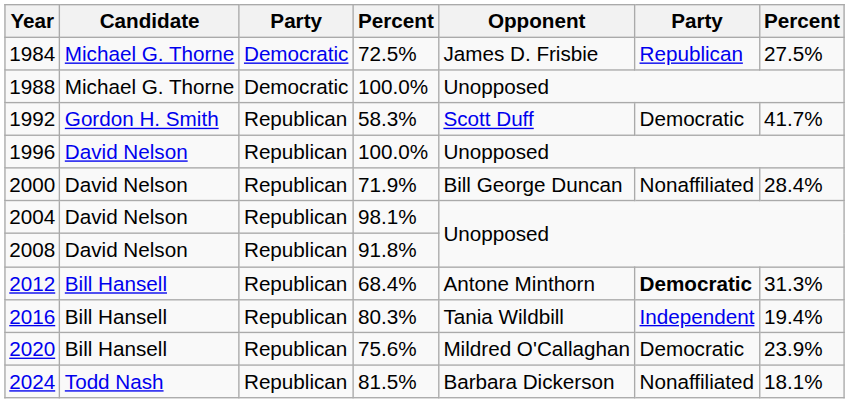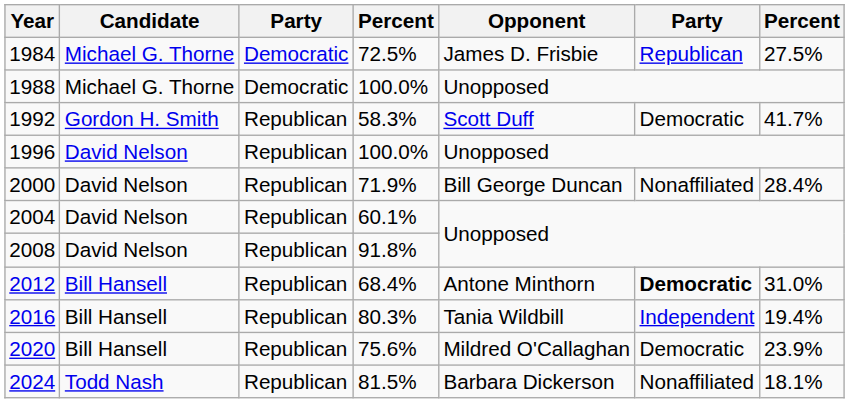(387, 217) 98.1% -> (387, 217) 60.1%
(793, 283) 31.3% -> (793, 283) 31.0%
